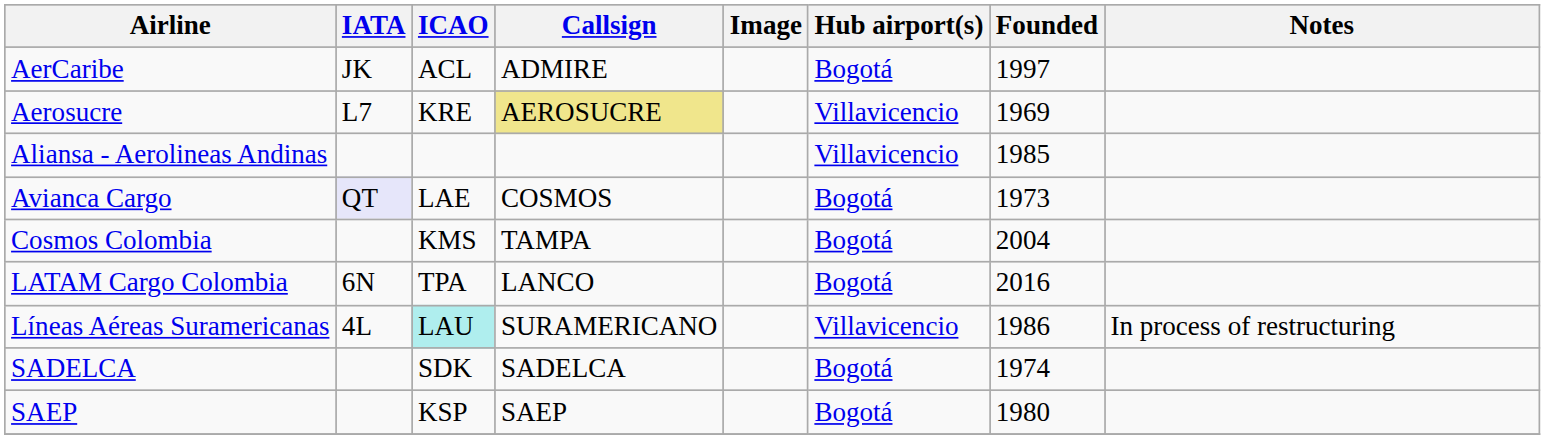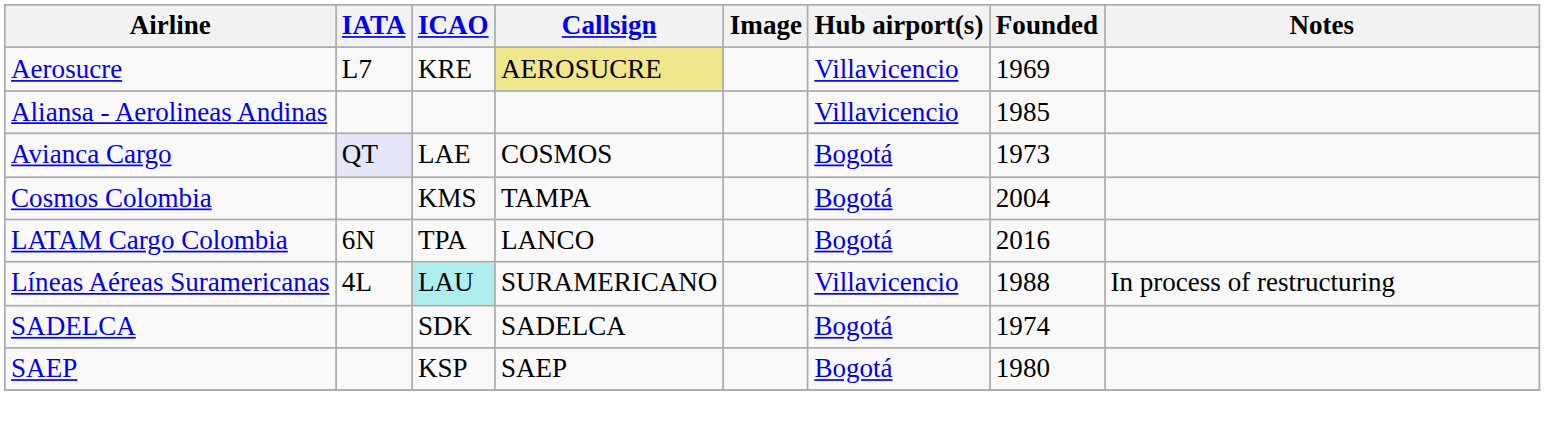- row: (67, 68)
(1023, 326) 1986 -> (1023, 283) 1988
